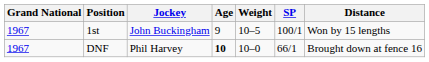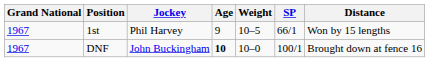(170, 30) John Buckingham -> (156, 30) Phil Harvey
(290, 30) 100/1 -> (287, 30) 66/1
(156, 48) Phil Harvey -> (170, 48) John Buckingham
(287, 48) 66/1 -> (290, 48) 100/1
